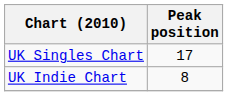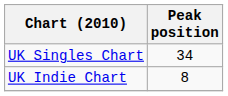(185, 56) 17 -> (185, 56) 34
